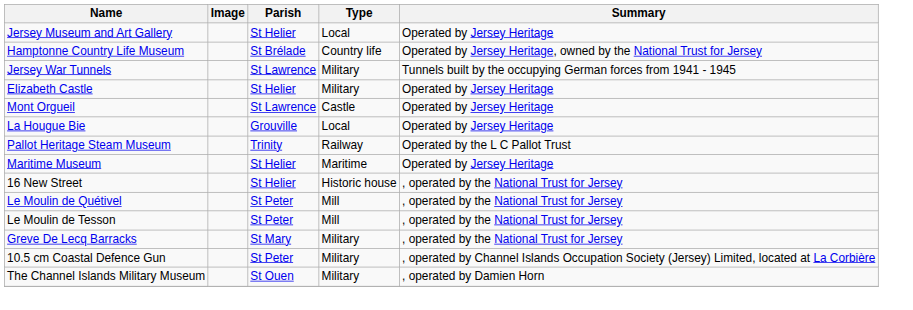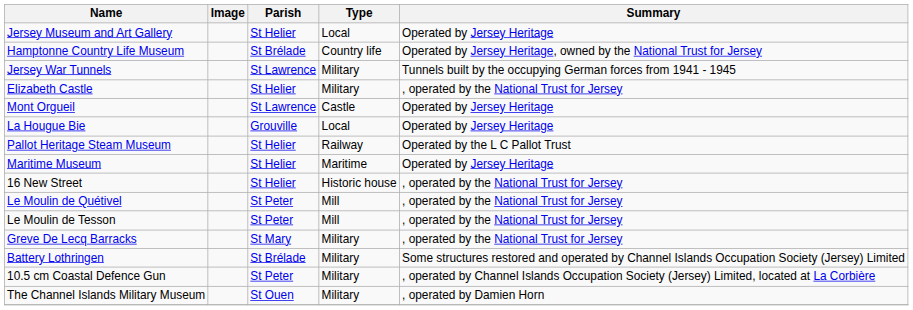(478, 88) Operated by Jersey Heritage -> (512, 88) , operated by the National Trust for Jersey
(266, 145) Trinity -> (273, 145) St Helier
+ row: (55, 257)
